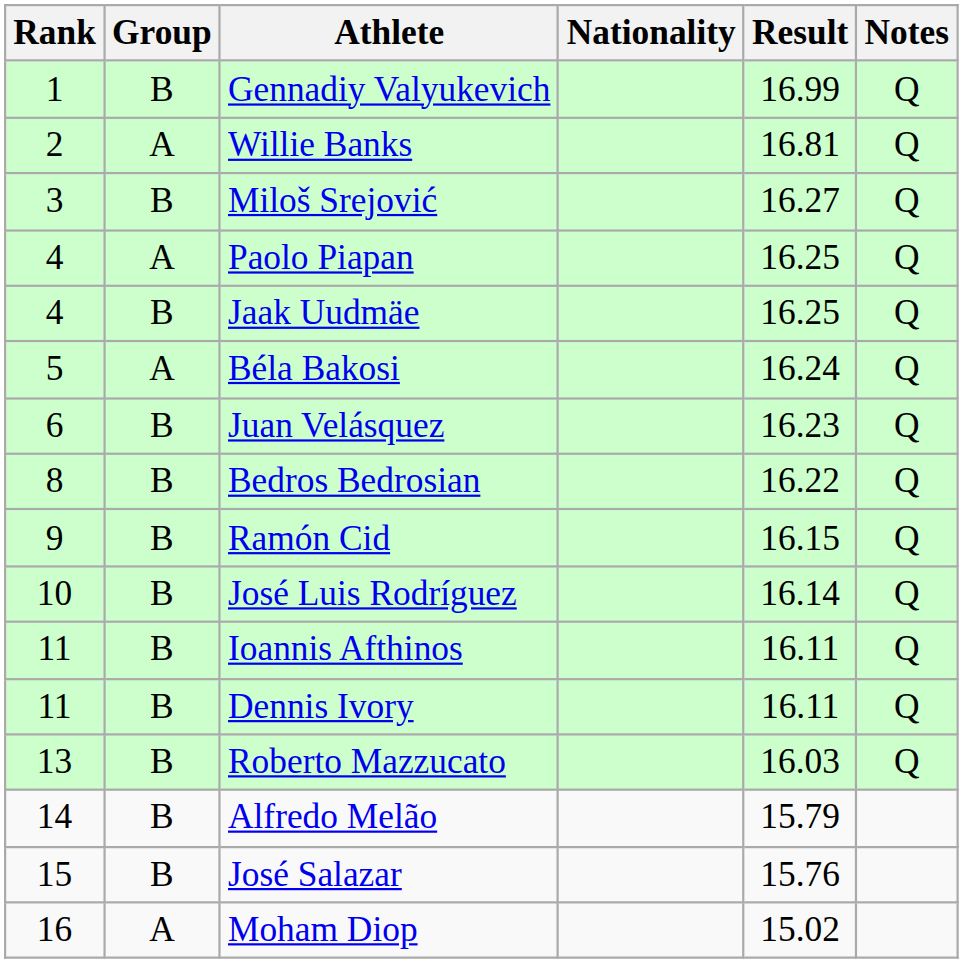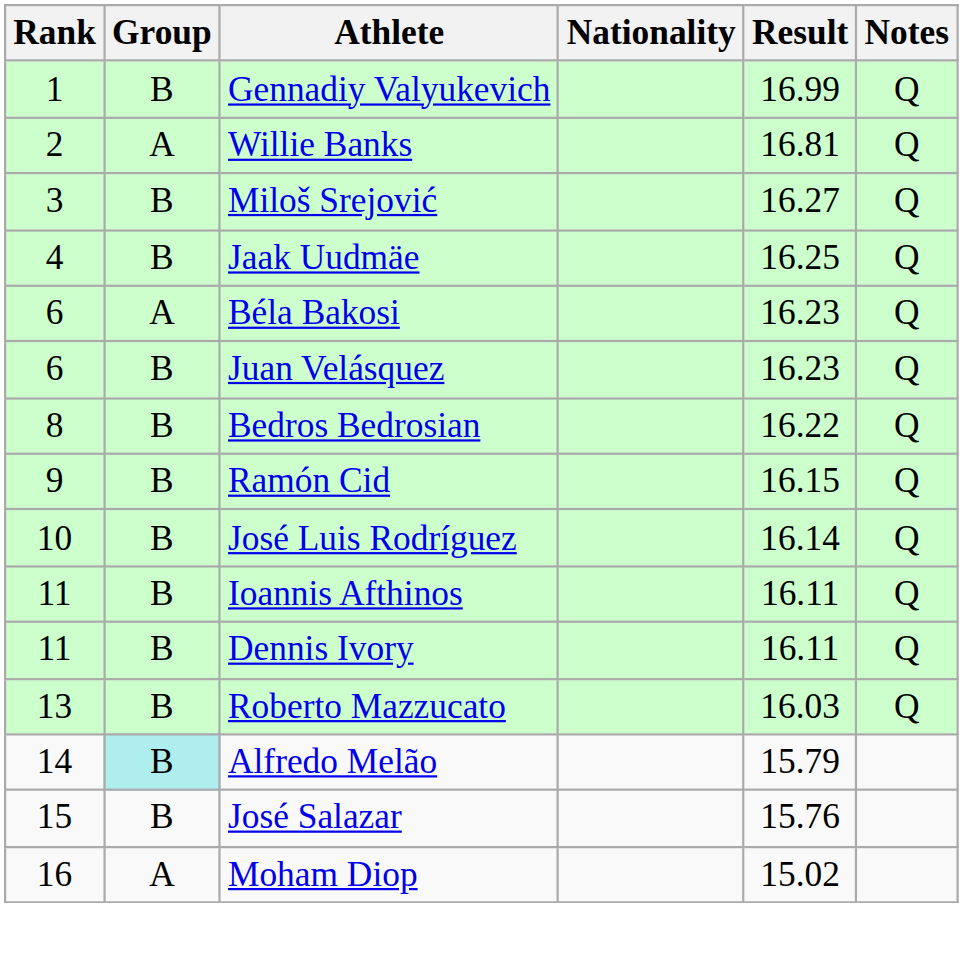- row: (321, 256)
(55, 369) 5 -> (55, 312) 6
(800, 369) 16.24 -> (800, 312) 16.23
(162, 817) no background -> (162, 761) paleturquoise background
